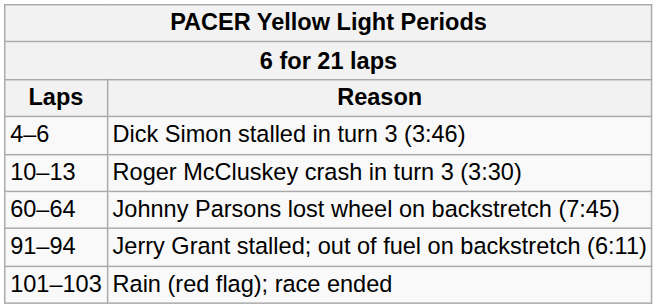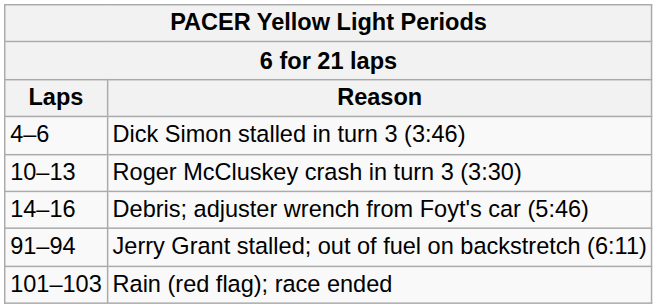+ row: (351, 209)
- row: (366, 209)
